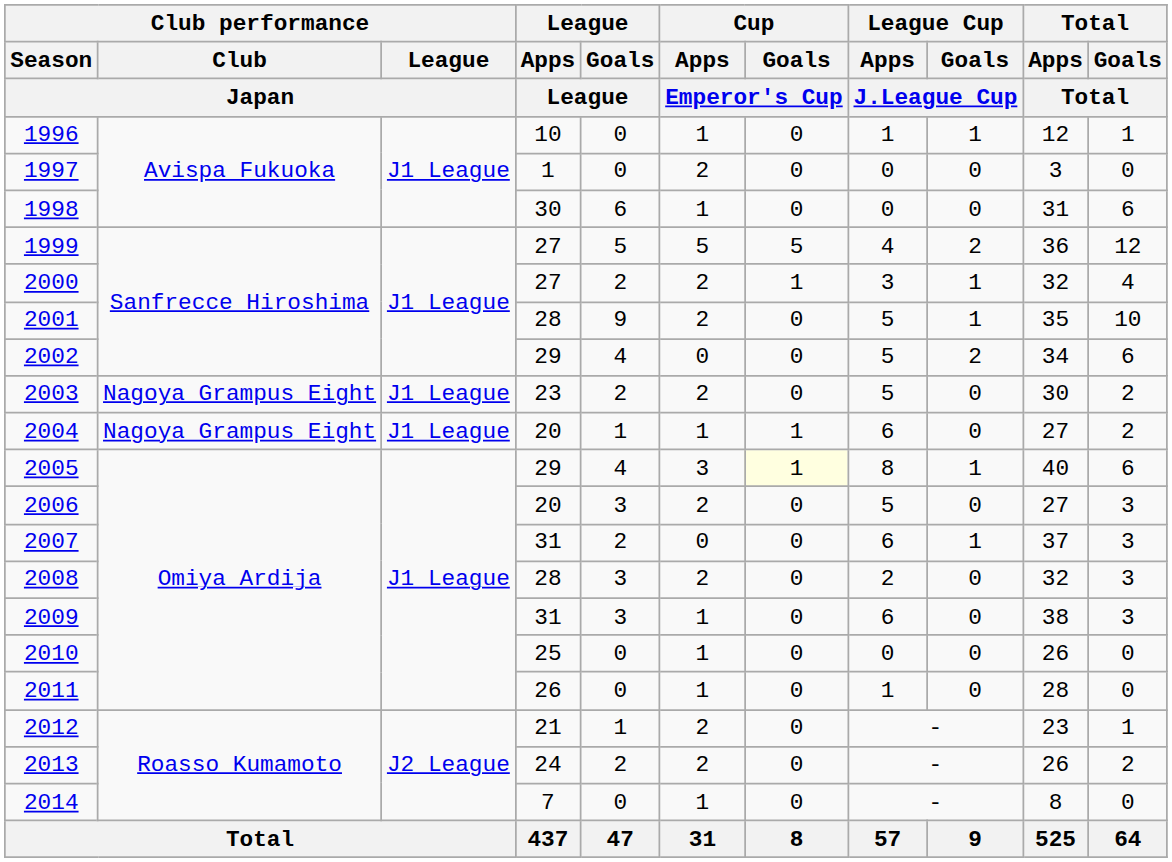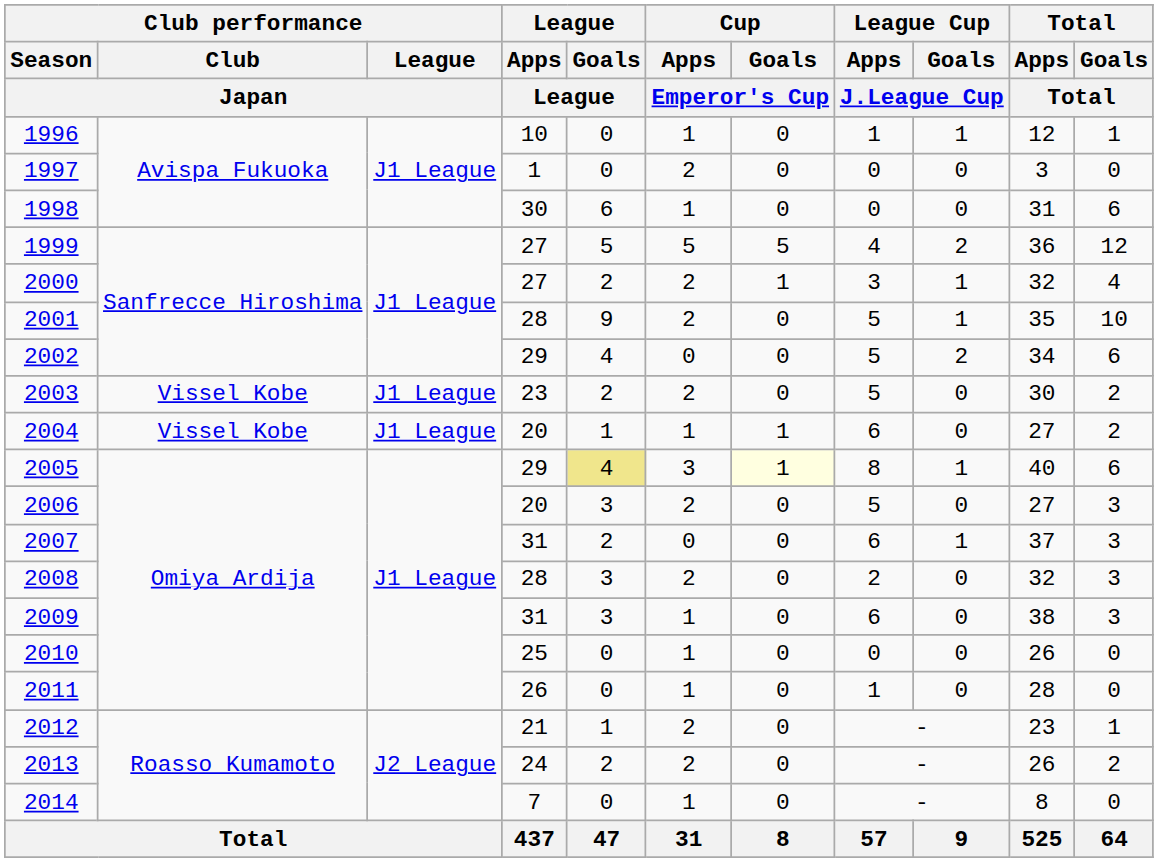(240, 394) Nagoya Grampus Eight -> (233, 394) Vissel Kobe
(240, 431) Nagoya Grampus Eight -> (233, 431) Vissel Kobe
(620, 468) no background -> (607, 468) khaki background
